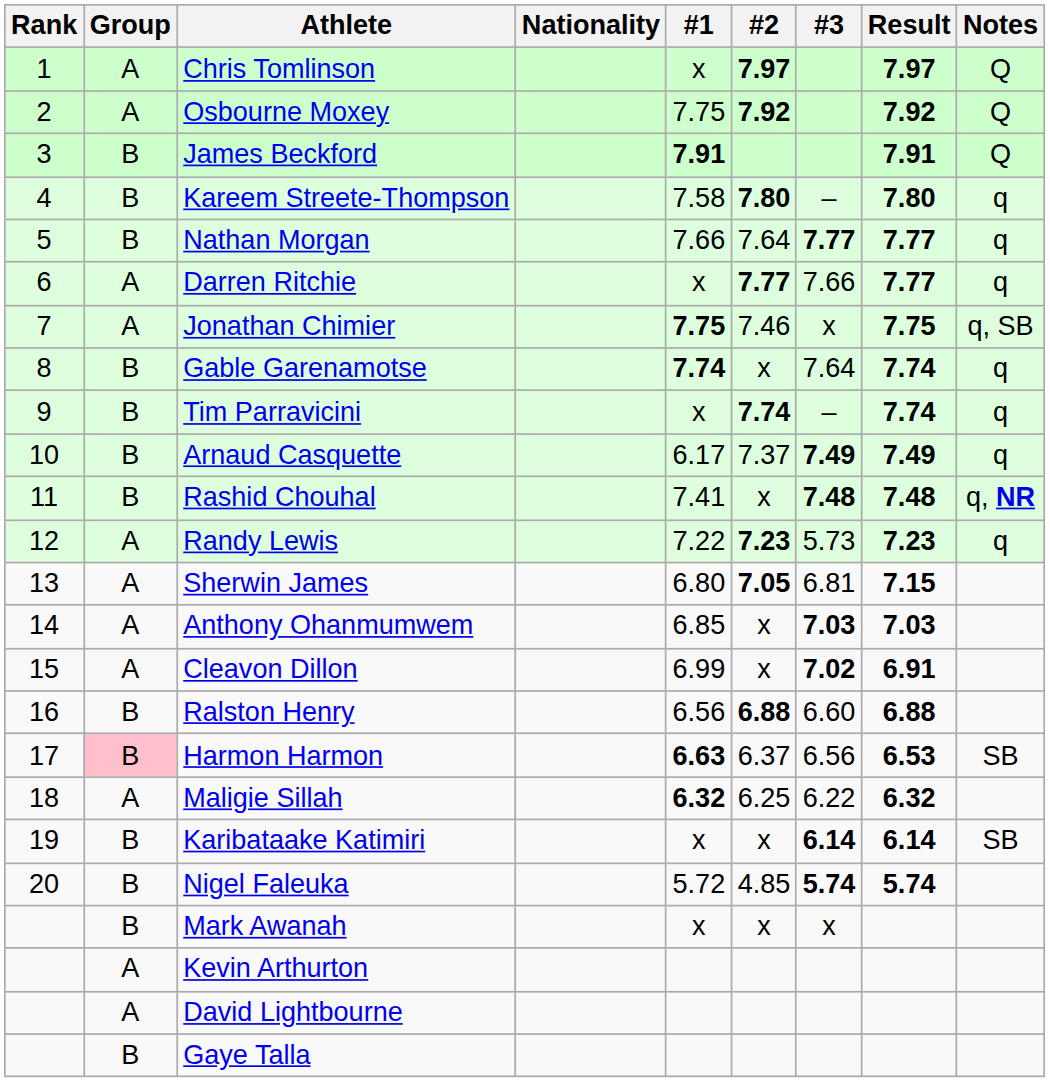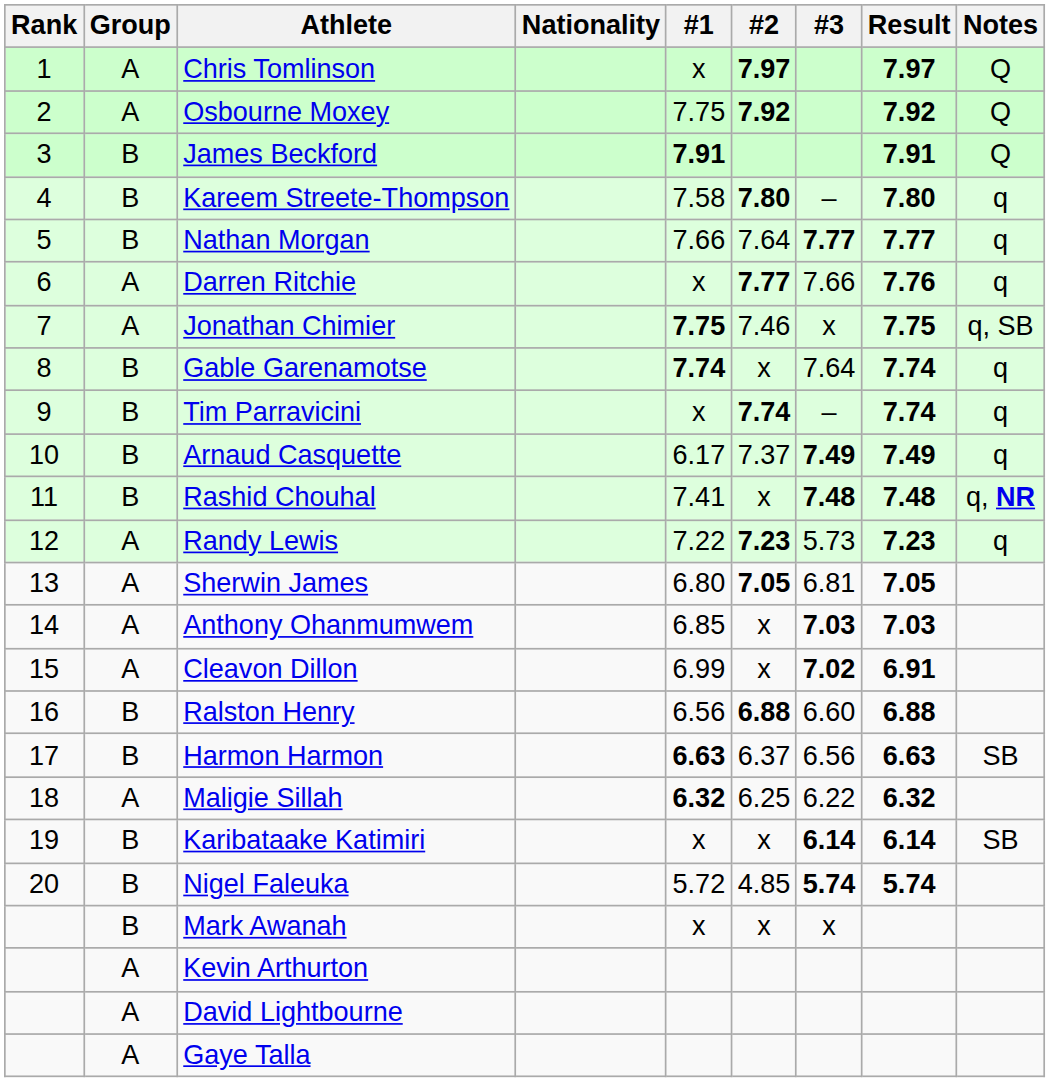(909, 283) 7.77 -> (909, 283) 7.76
(909, 583) 7.15 -> (909, 583) 7.05
(130, 754) pink background -> (130, 754) no background
(909, 754) 6.53 -> (909, 754) 6.63
(130, 1055) B -> (130, 1055) A
